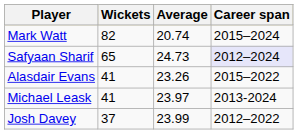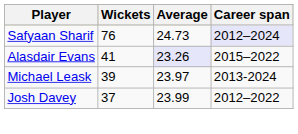- row: (37, 35)
(108, 56) 65 -> (108, 35) 76
(173, 77) no background -> (173, 56) lavender background
(108, 98) 41 -> (108, 77) 39
